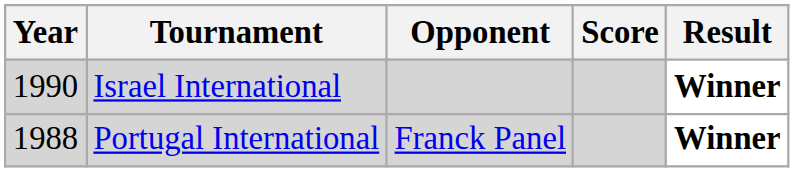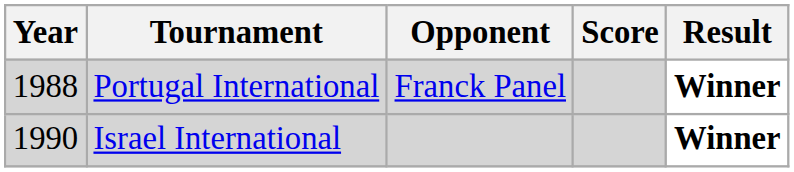rows swapped: (236, 139) <-> (217, 85)
